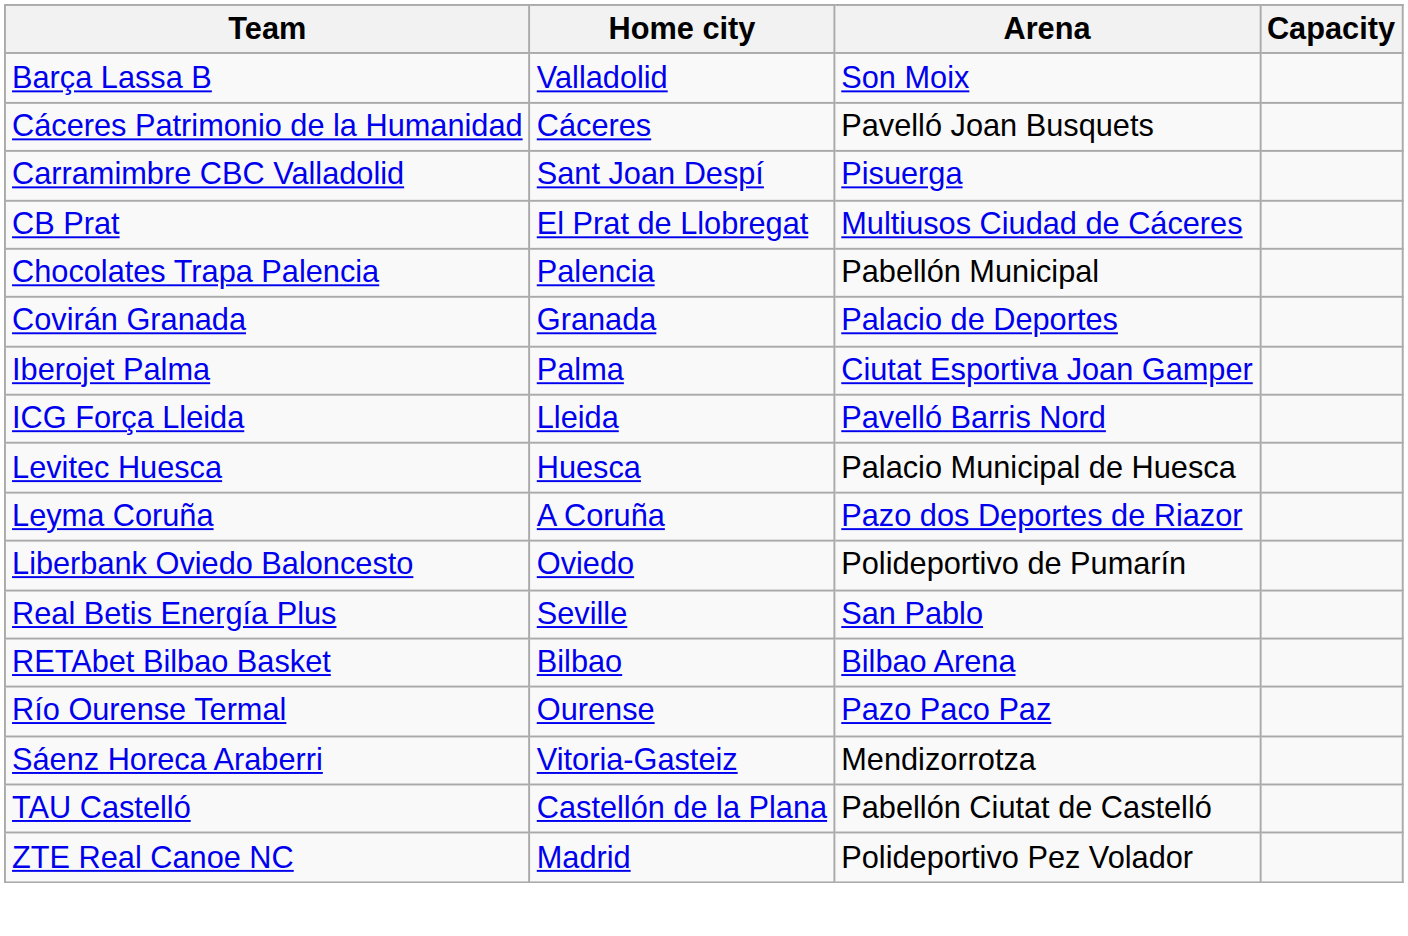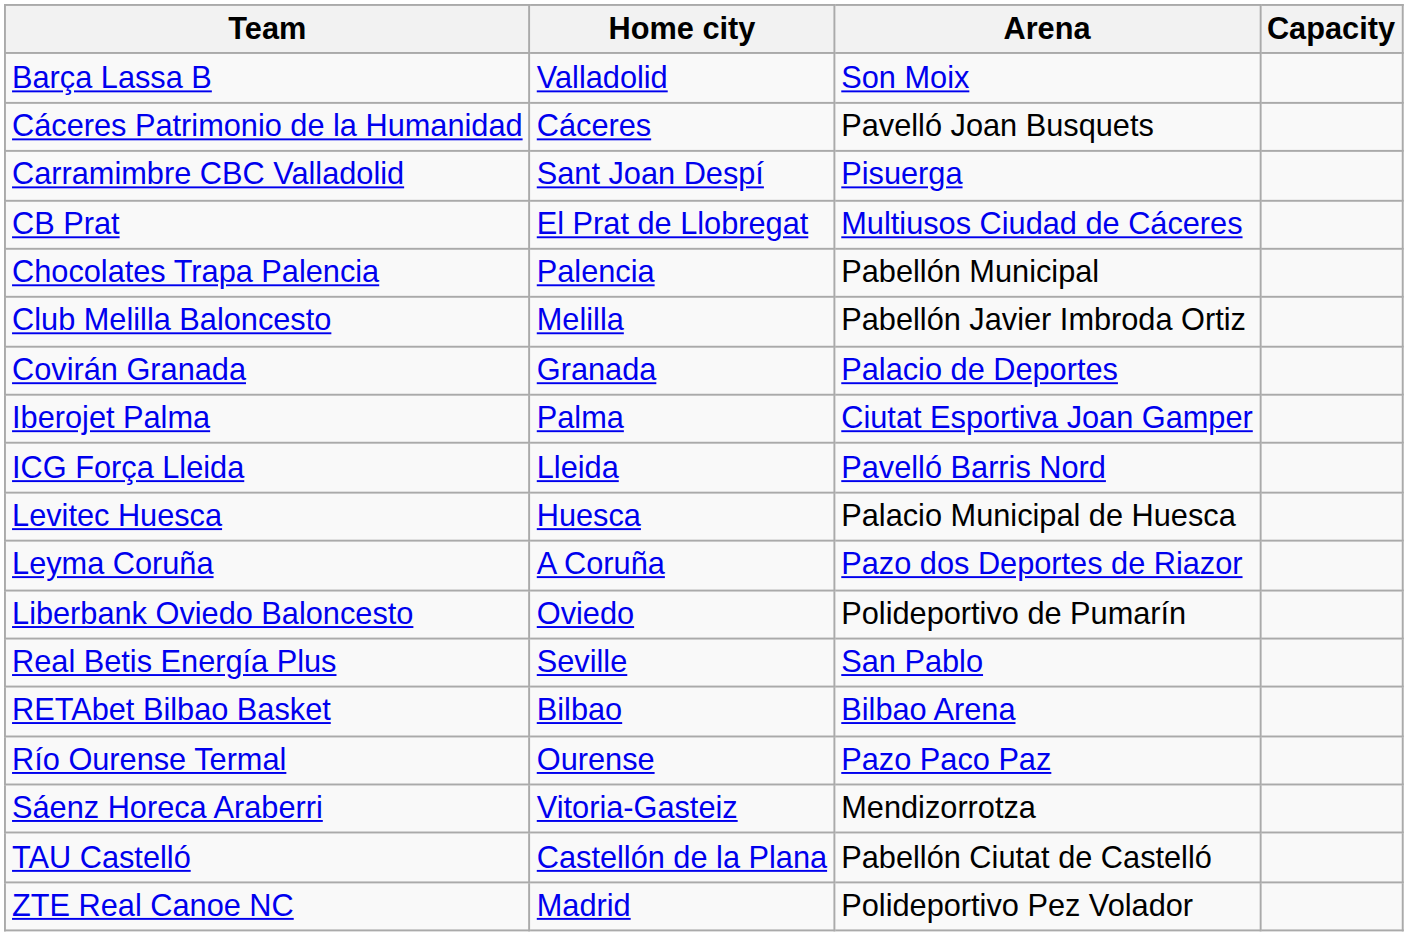+ row: (172, 321)
